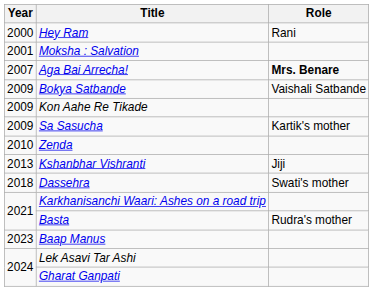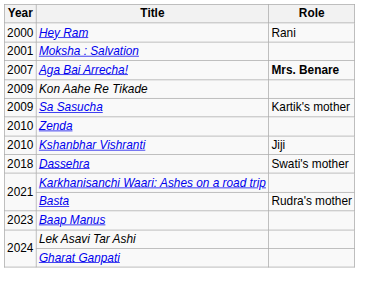- row: (82, 88)
(20, 164) 2013 -> (20, 145) 2010
